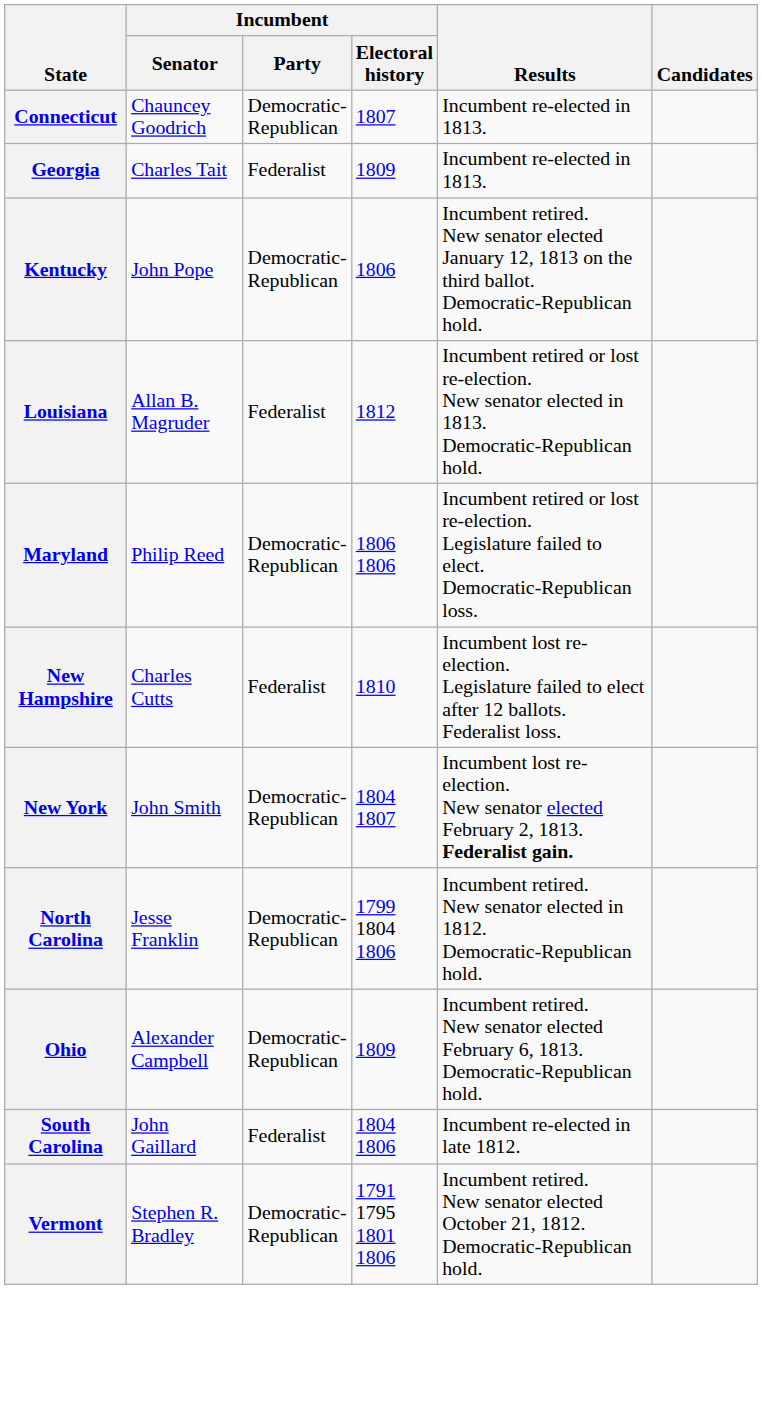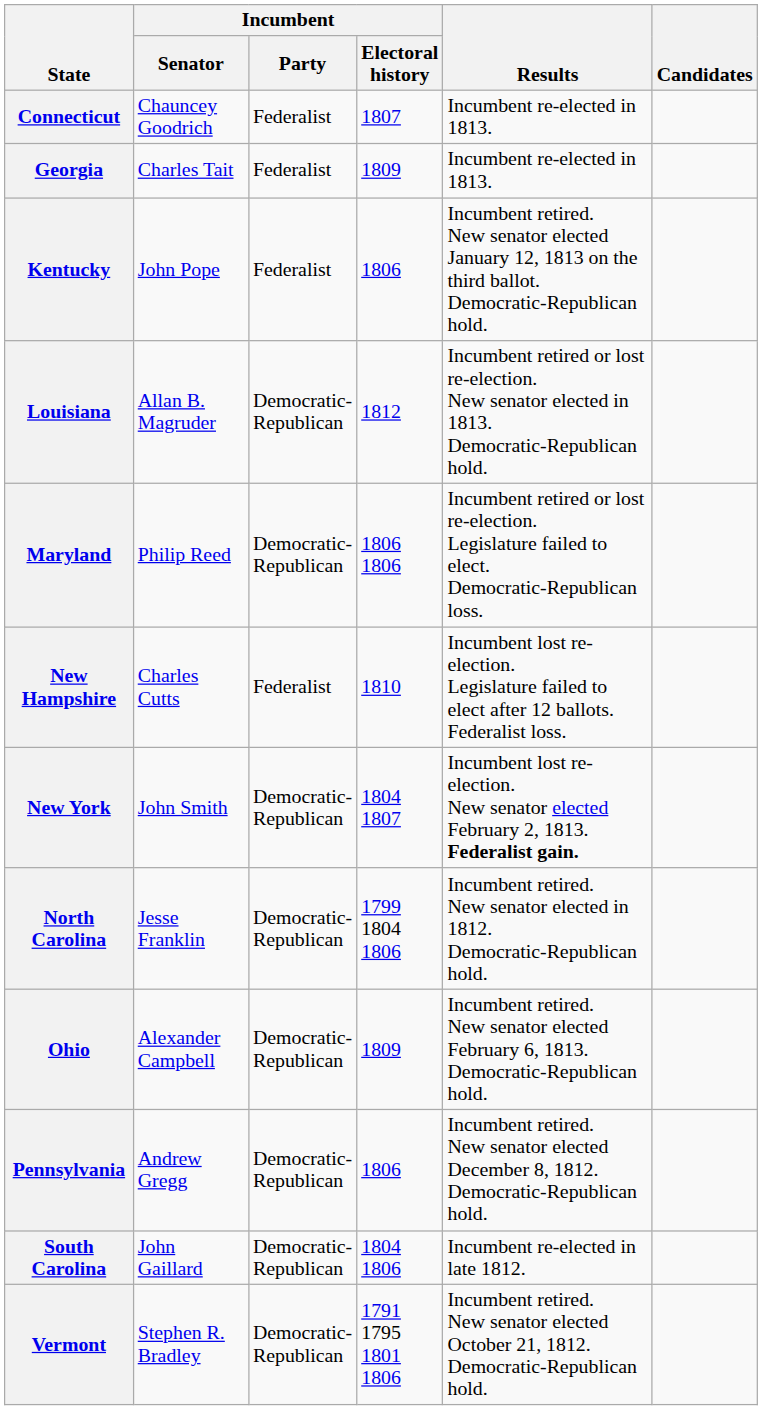(297, 116) Democratic- Republican -> (292, 116) Federalist
(297, 268) Democratic- Republican -> (292, 268) Federalist
(287, 411) Federalist -> (303, 411) Democratic- Republican
+ row: (69, 1169)
(287, 1136) Federalist -> (303, 1257) Democratic- Republican
